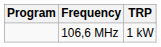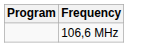- column: (140, 13)
